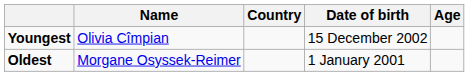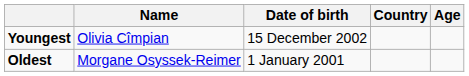columns swapped: (274, 15) <-> (368, 15)
